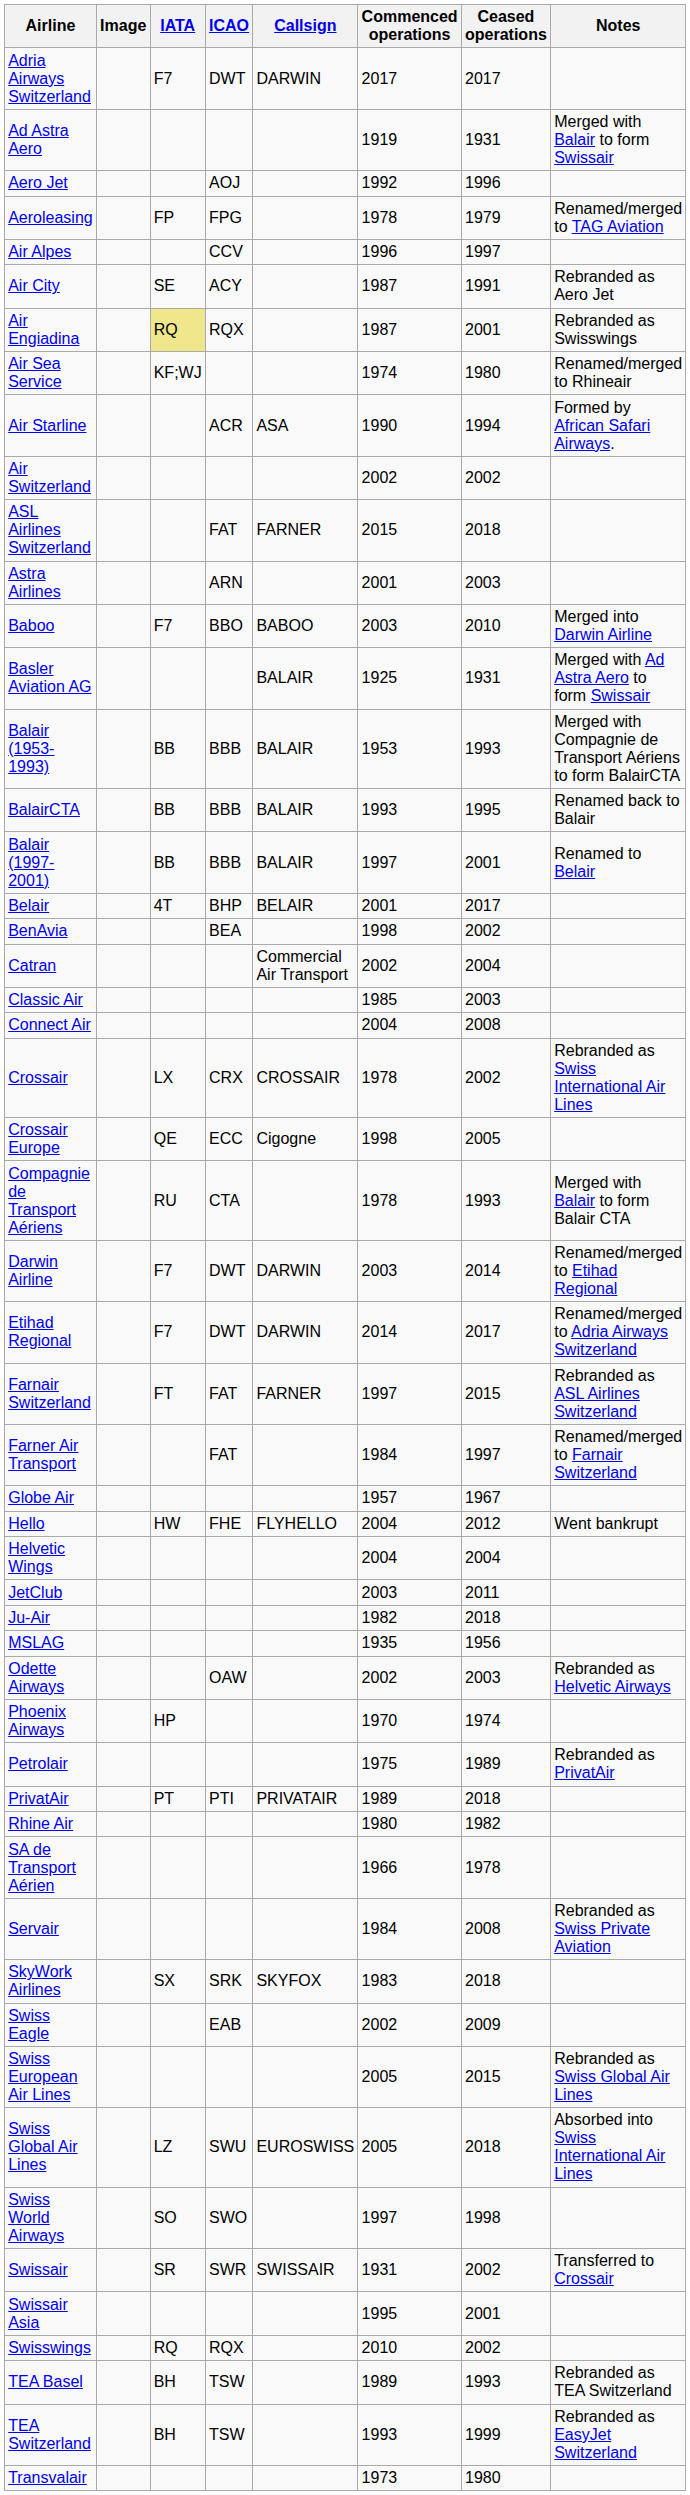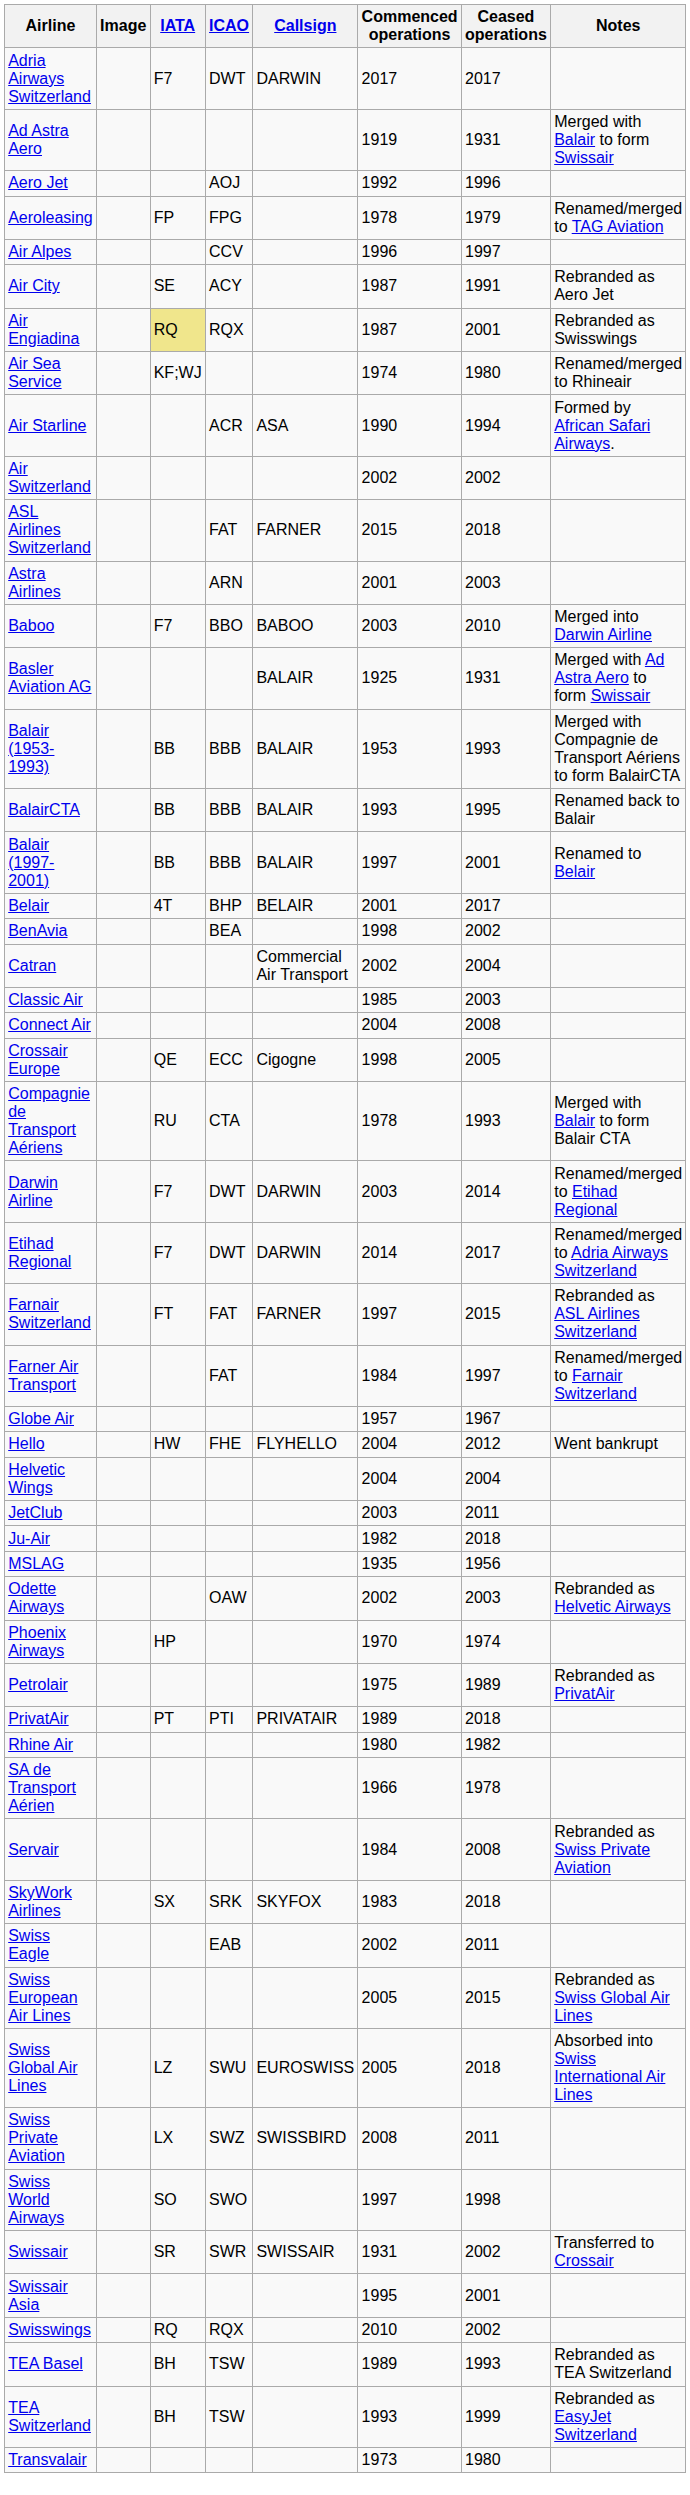- row: (38, 1077)
(483, 2024) 2009 -> (482, 1945) 2011
+ row: (37, 2138)
